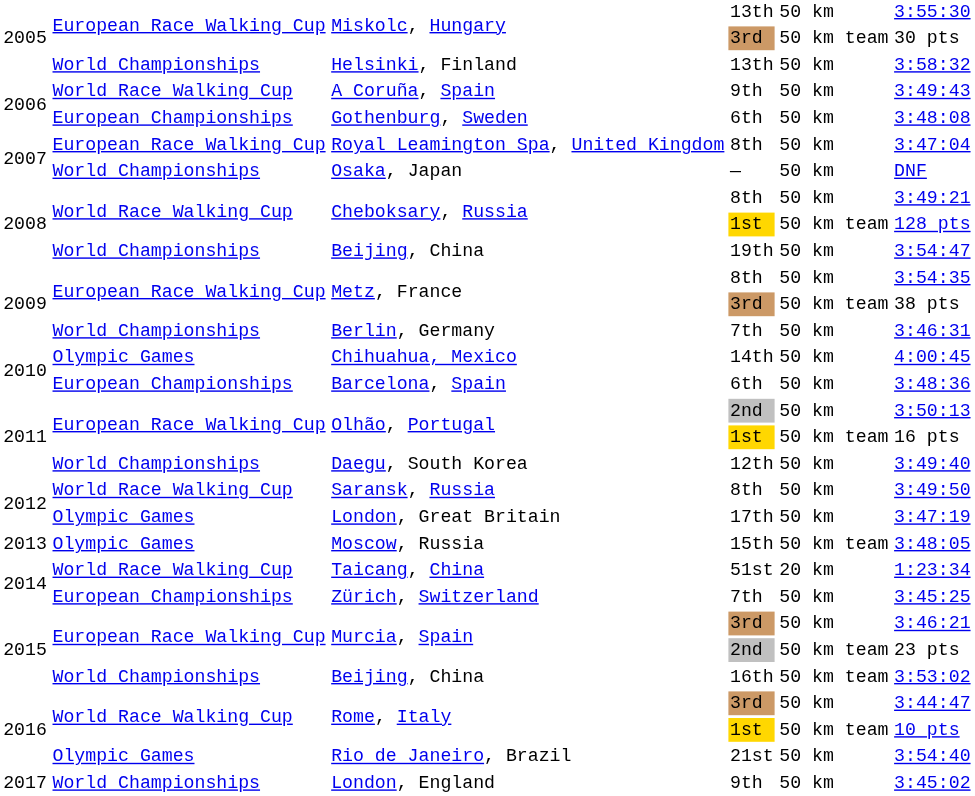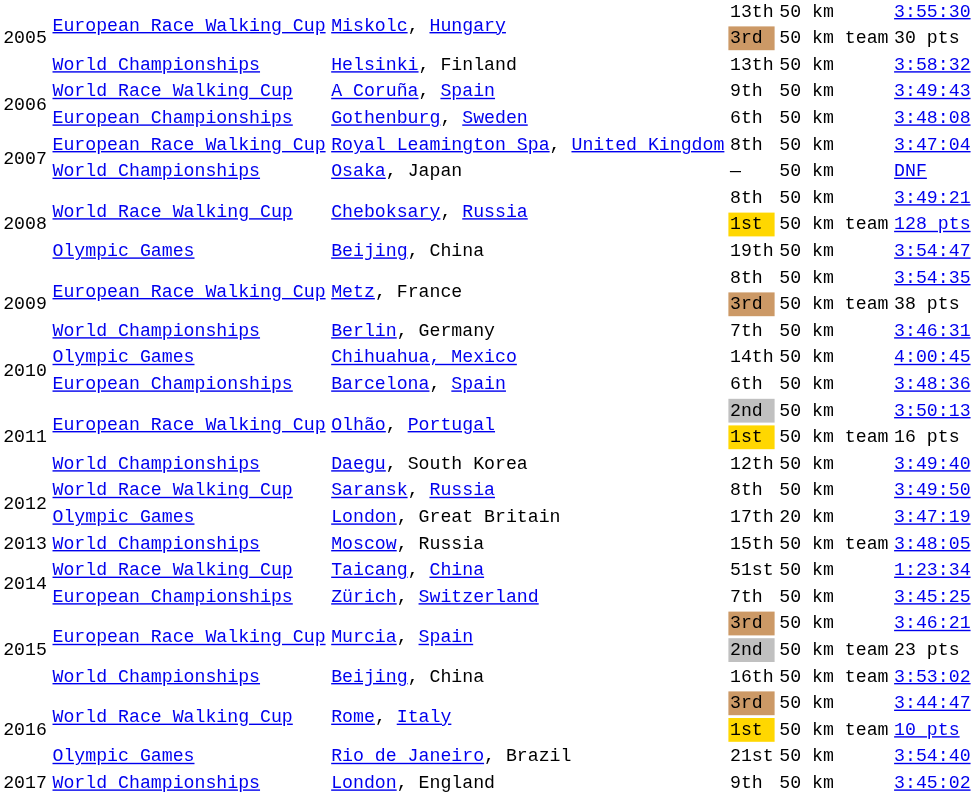(156, 251) World Championships -> (124, 251) Olympic Games
(807, 517) 50 km -> (807, 517) 20 km
(124, 544) Olympic Games -> (156, 544) World Championships
(807, 570) 20 km -> (807, 570) 50 km
